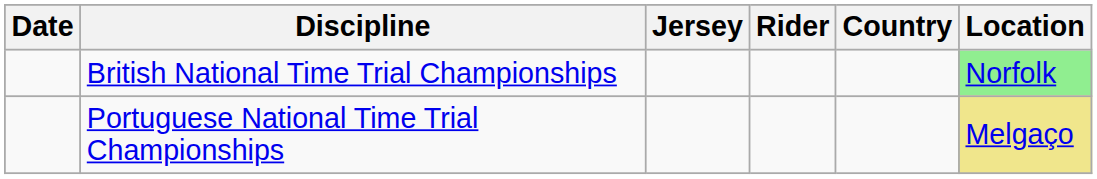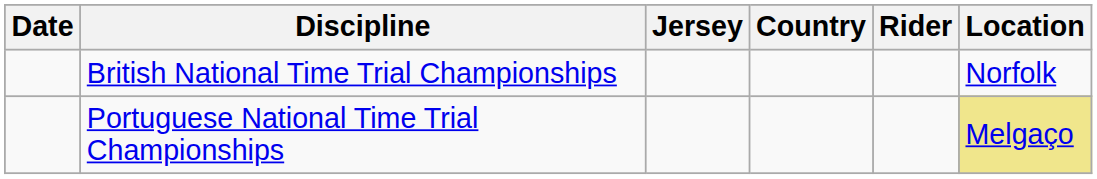columns swapped: (793, 27) <-> (897, 27)
(1011, 72) lightgreen background -> (1011, 72) no background
